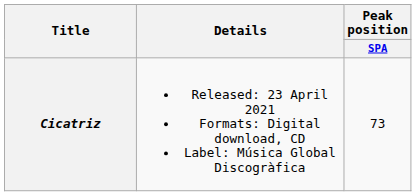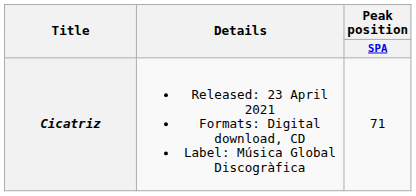(378, 124) 73 -> (378, 124) 71
